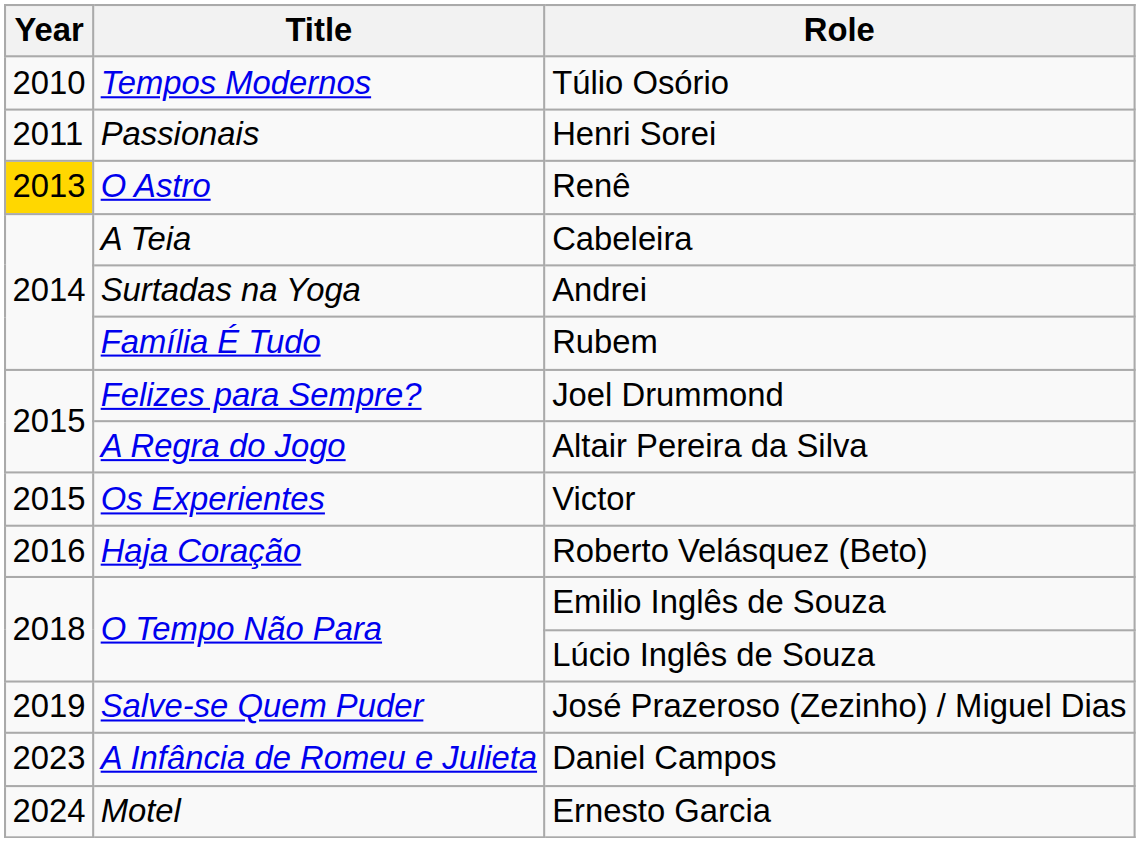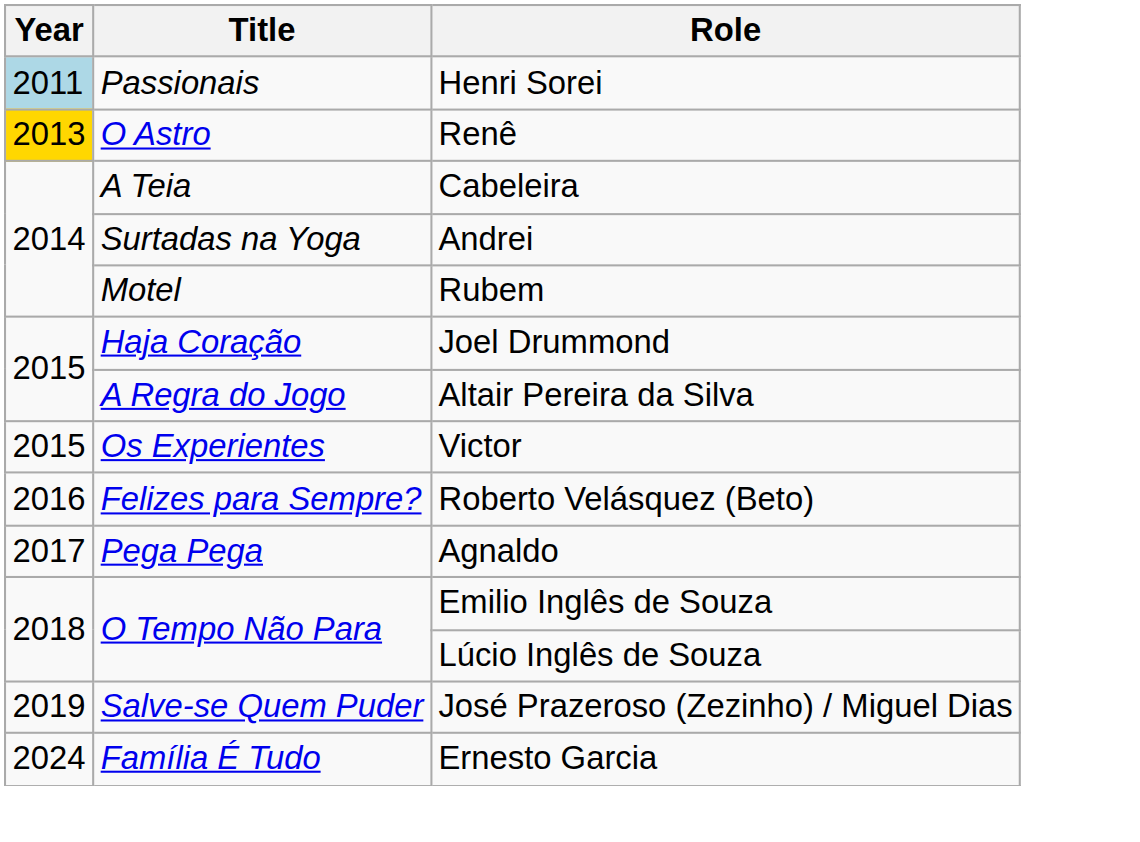- row: (641, 82)
(48, 134) no background -> (48, 82) lightblue background
(211, 342) Família É Tudo -> (141, 290) Motel
(261, 394) Felizes para Sempre? -> (201, 342) Haja Coração
(201, 550) Haja Coração -> (261, 498) Felizes para Sempre?
+ row: (499, 550)
- row: (664, 758)
(141, 810) Motel -> (211, 758) Família É Tudo
